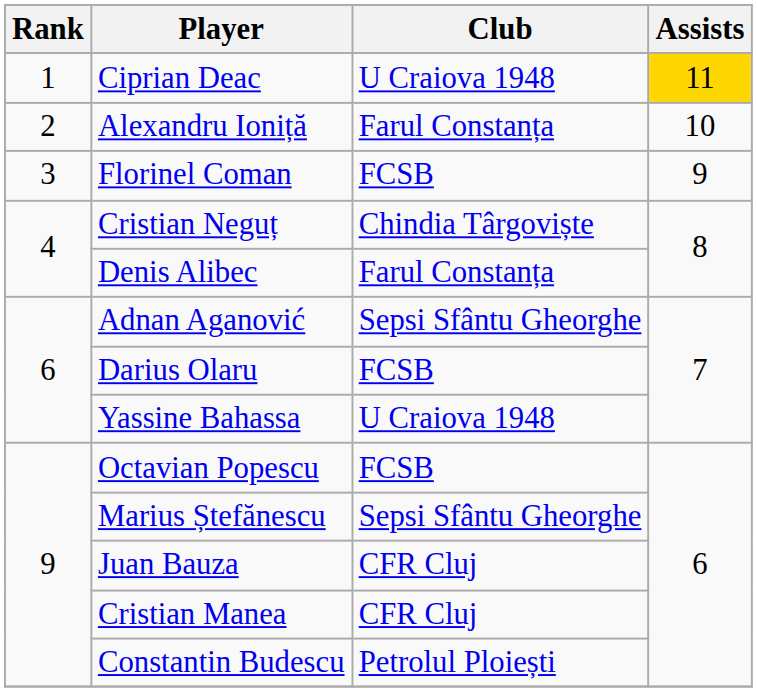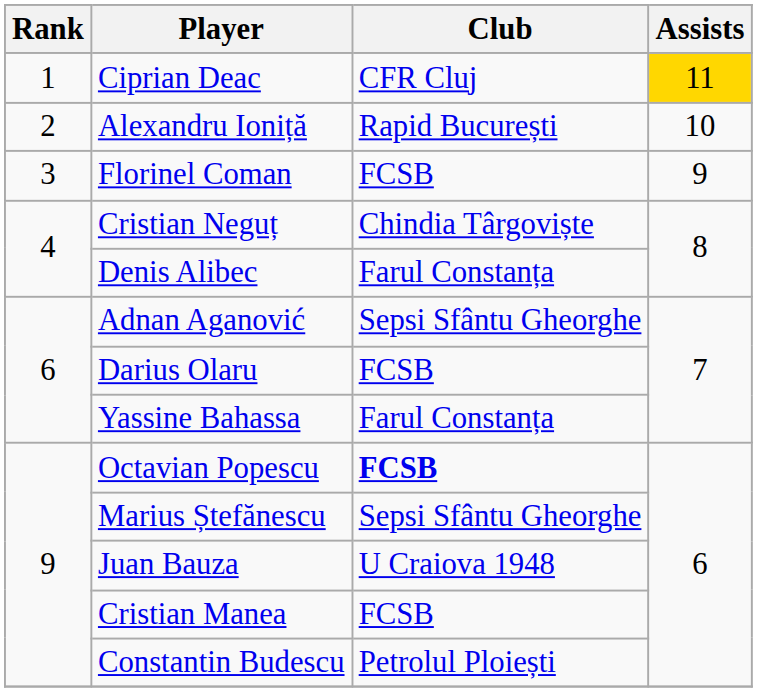(457, 77) U Craiova 1948 -> (418, 77) CFR Cluj
(456, 126) Farul Constanța -> (458, 126) Rapid București
(457, 418) U Craiova 1948 -> (456, 418) Farul Constanța
(396, 467) normal -> (398, 467) bold
(418, 564) CFR Cluj -> (457, 564) U Craiova 1948
(418, 613) CFR Cluj -> (396, 613) FCSB
